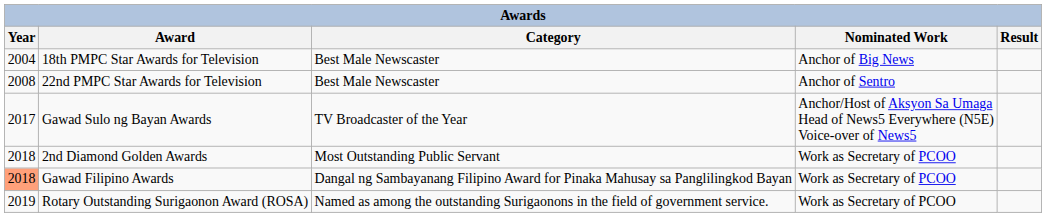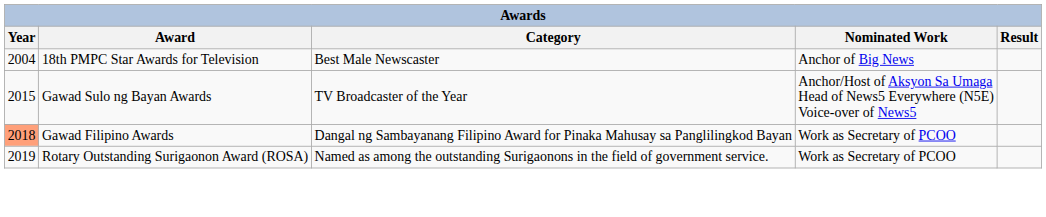- row: (152, 81)
(22, 119) 2017 -> (22, 97) 2015
- row: (125, 157)
